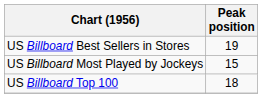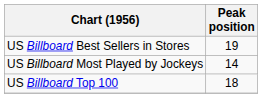(232, 64) 15 -> (232, 64) 14
